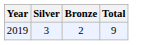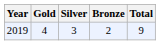+ column: (44, 13)
